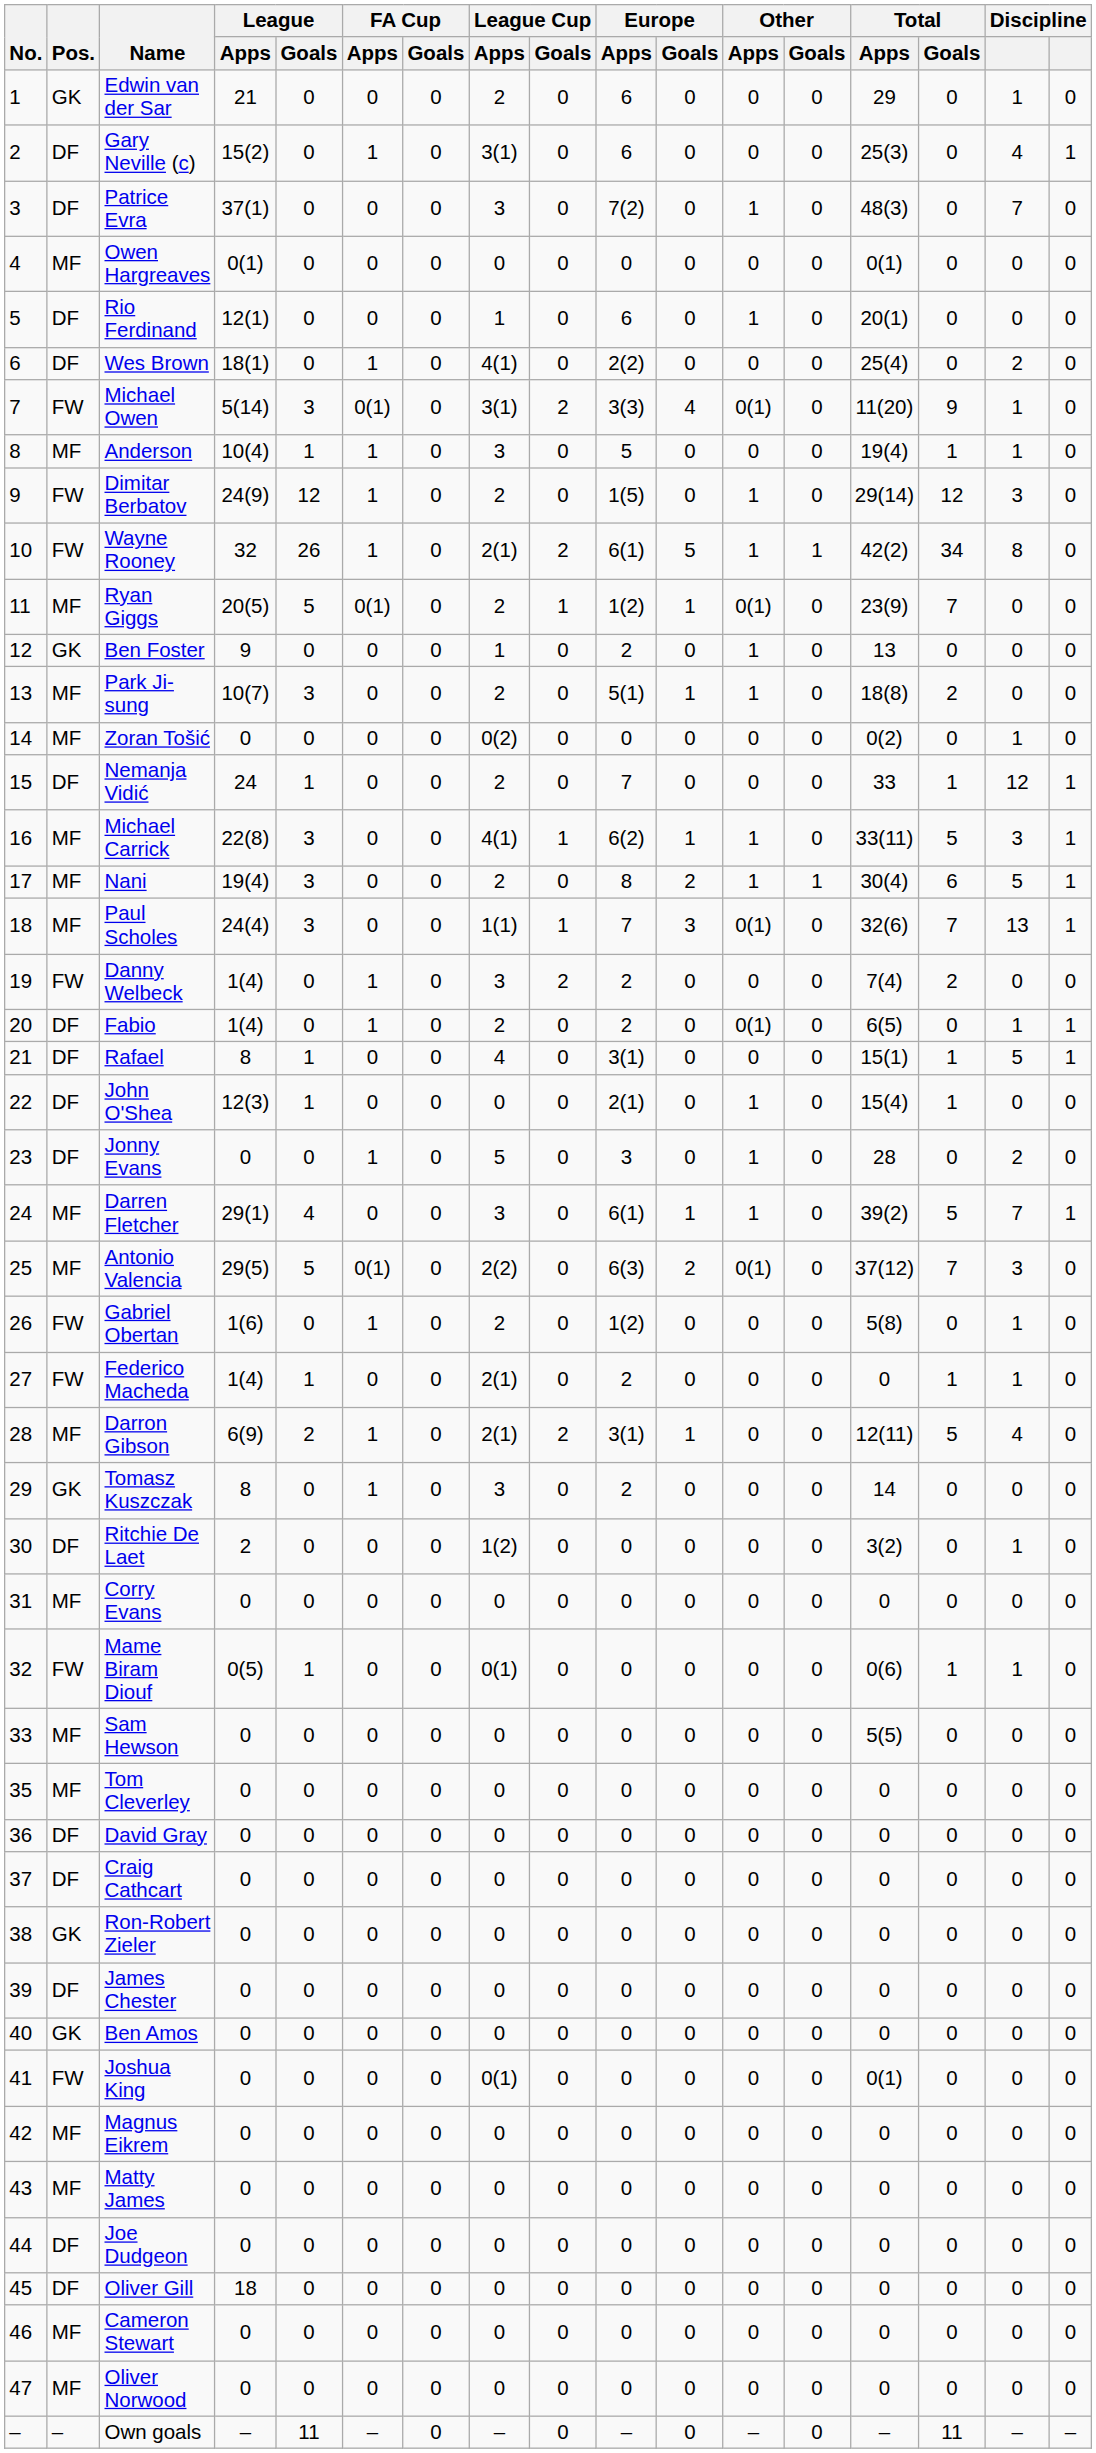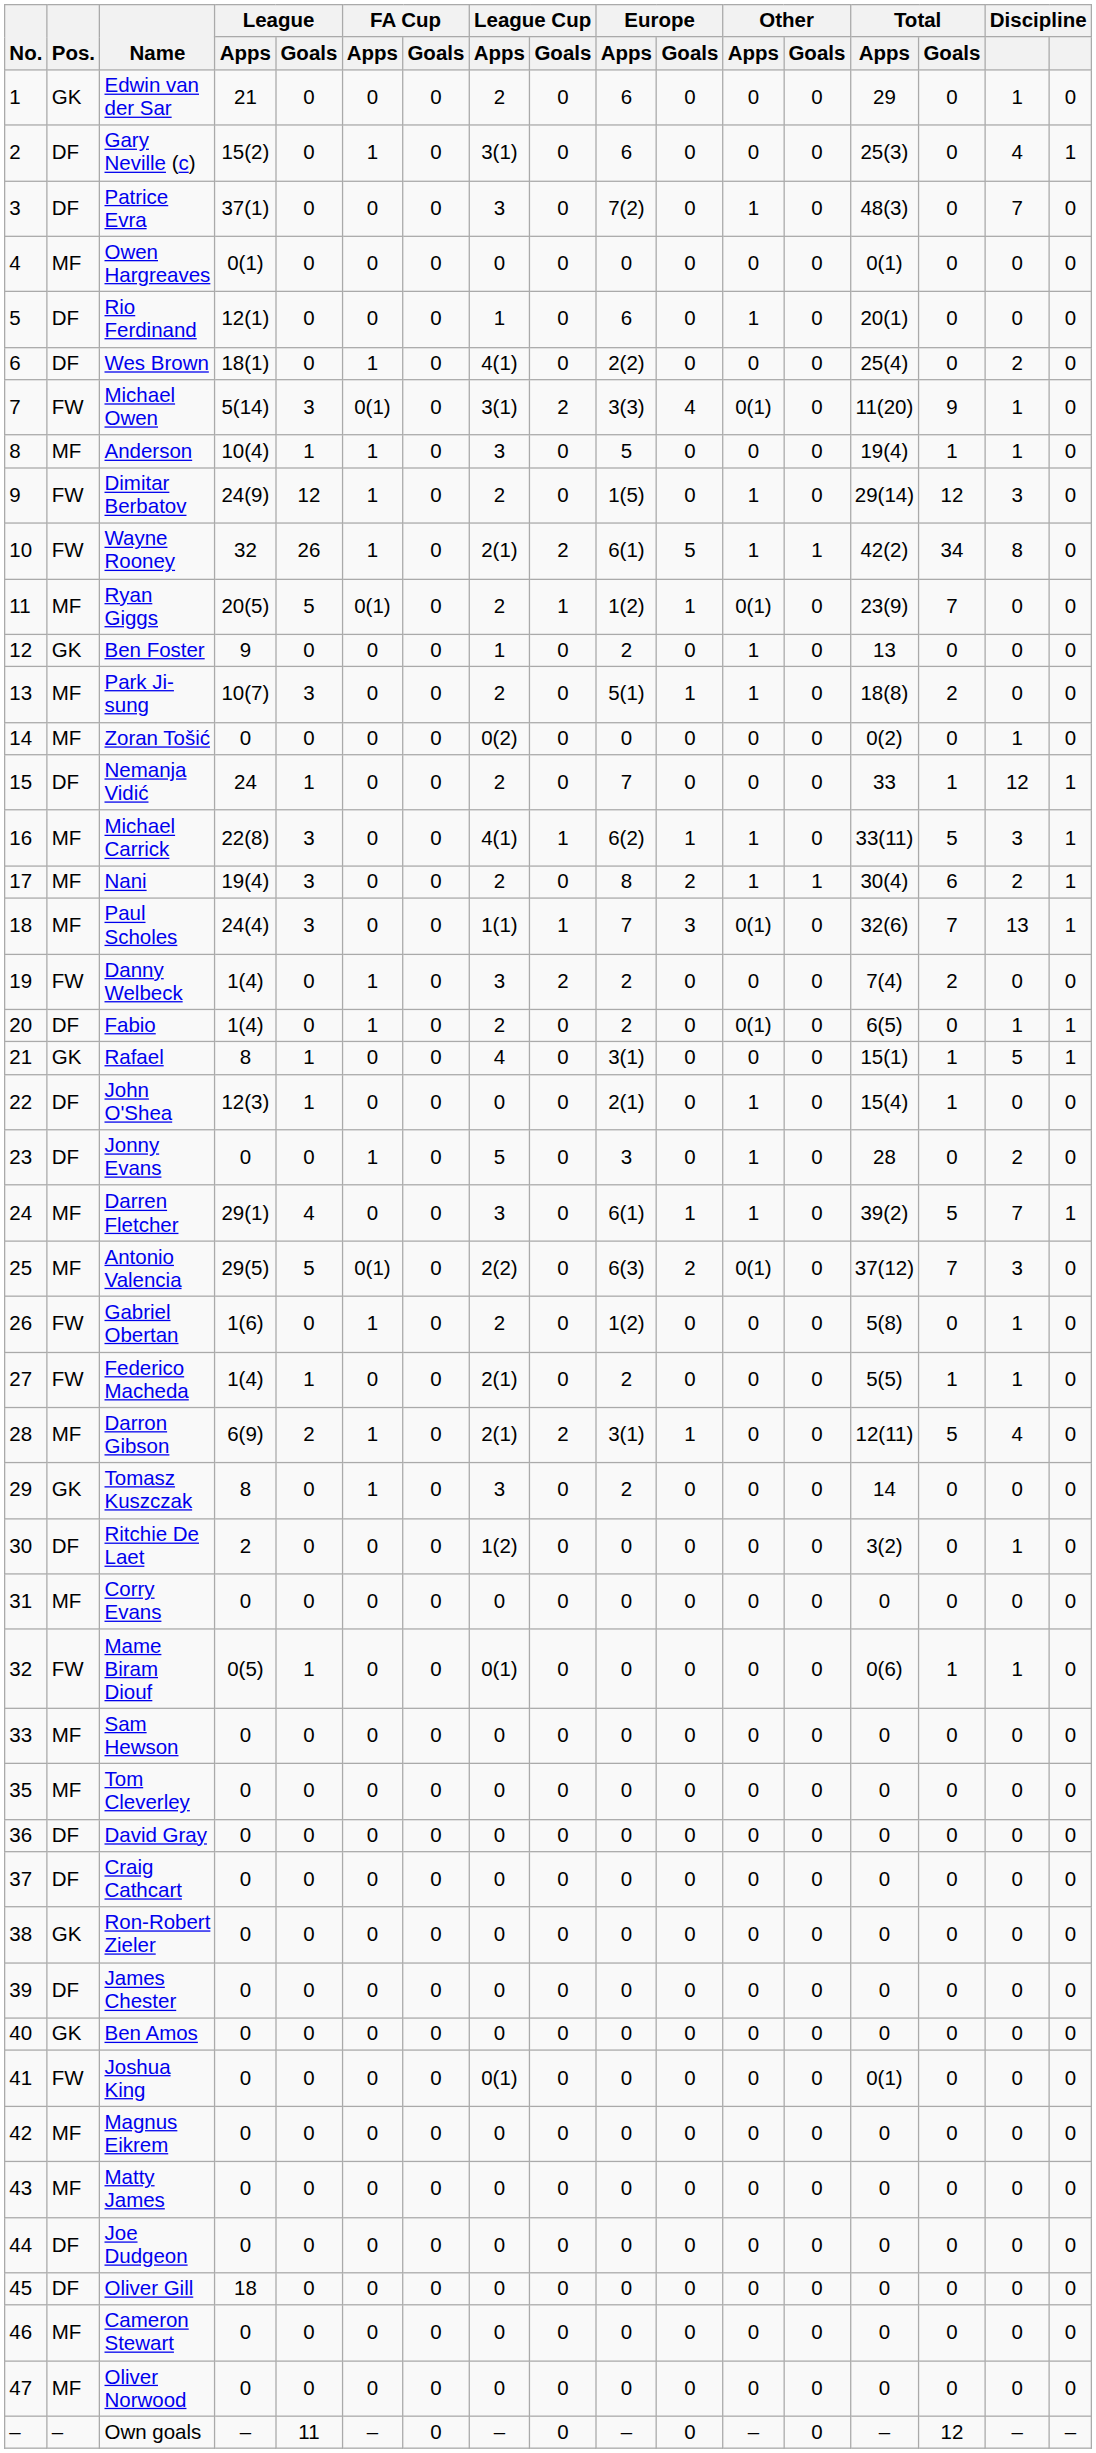(1017, 881) 5 -> (1017, 881) 2
(65, 1057) DF -> (67, 1057) GK
(884, 1379) 0 -> (884, 1379) 5(5)
(884, 1735) 5(5) -> (884, 1735) 0
(952, 2432) 11 -> (952, 2432) 12
